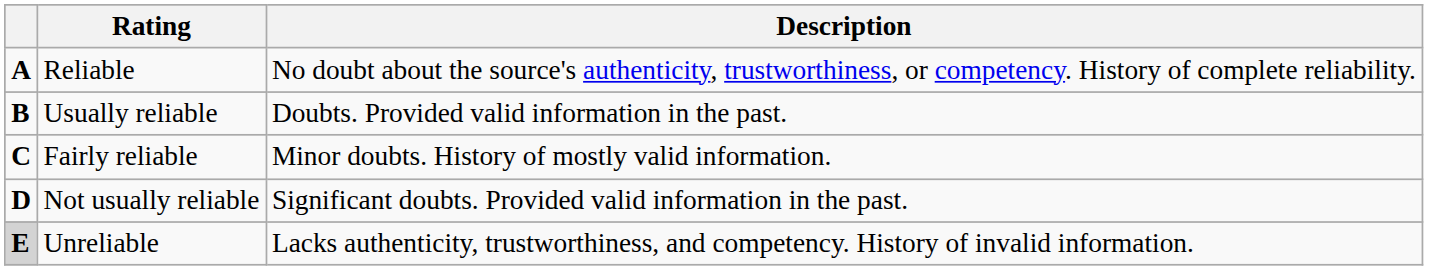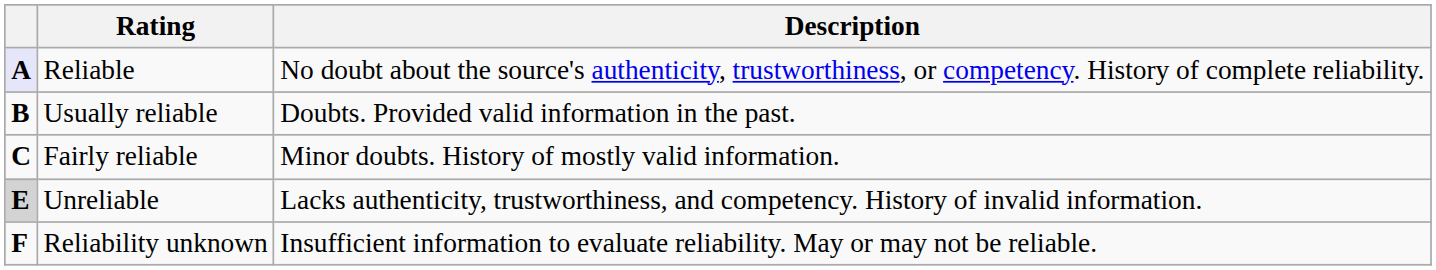(21, 69) no background -> (21, 69) lavender background
- row: (151, 199)
+ row: (156, 243)
